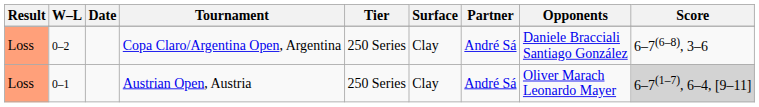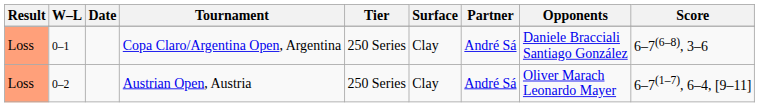(61, 46) 0–2 -> (61, 46) 0–1
(61, 84) 0–1 -> (61, 84) 0–2
(693, 83) lightgrey background -> (693, 83) no background
